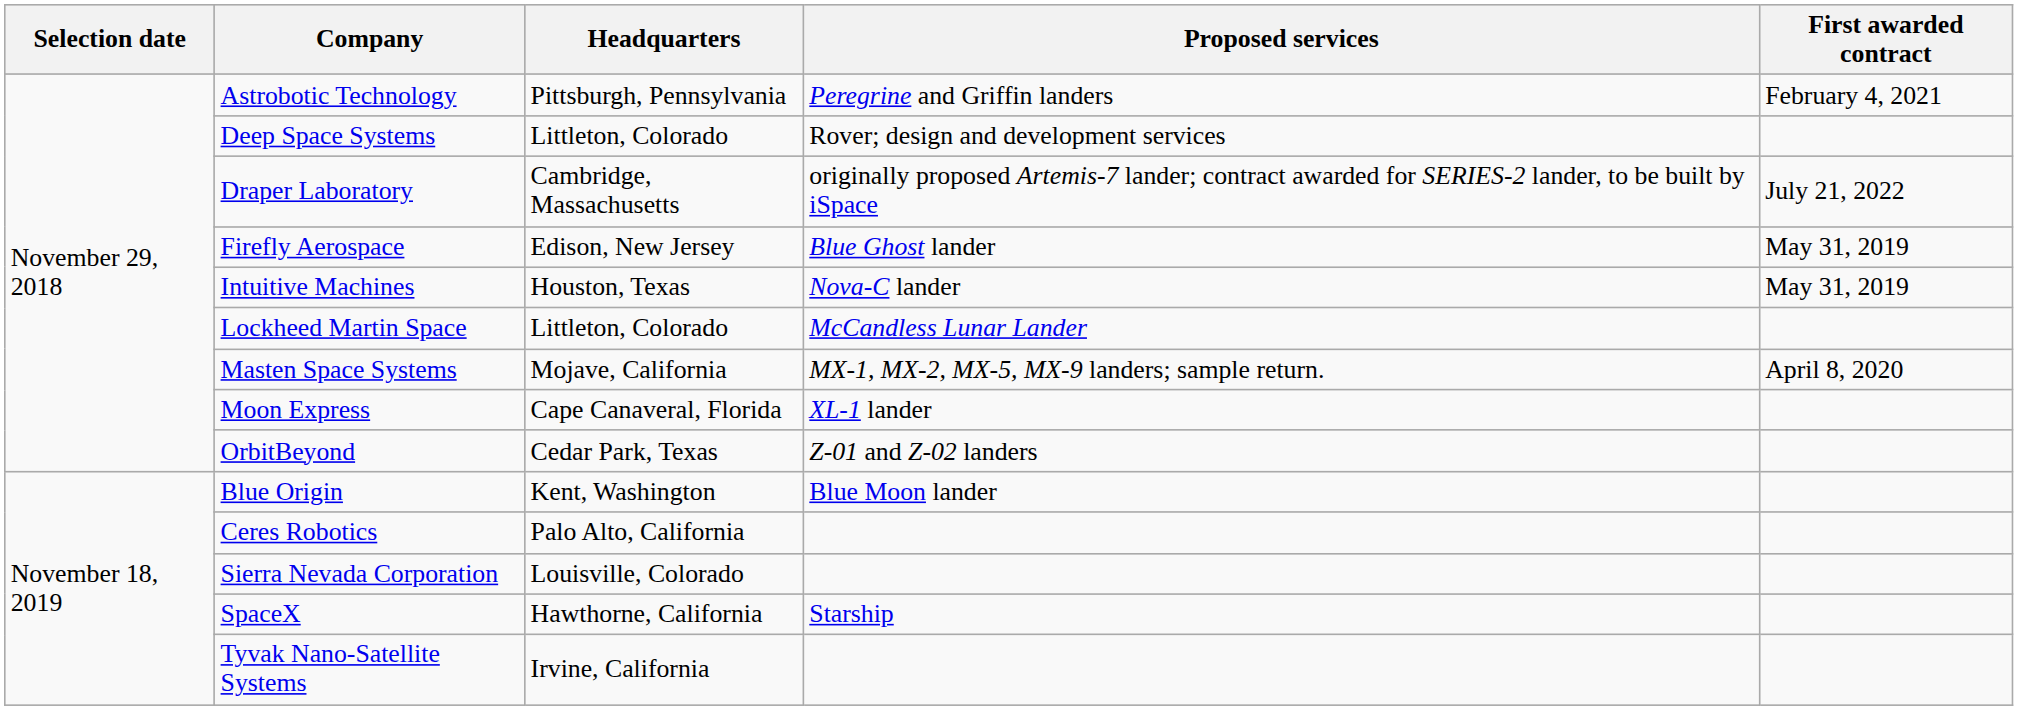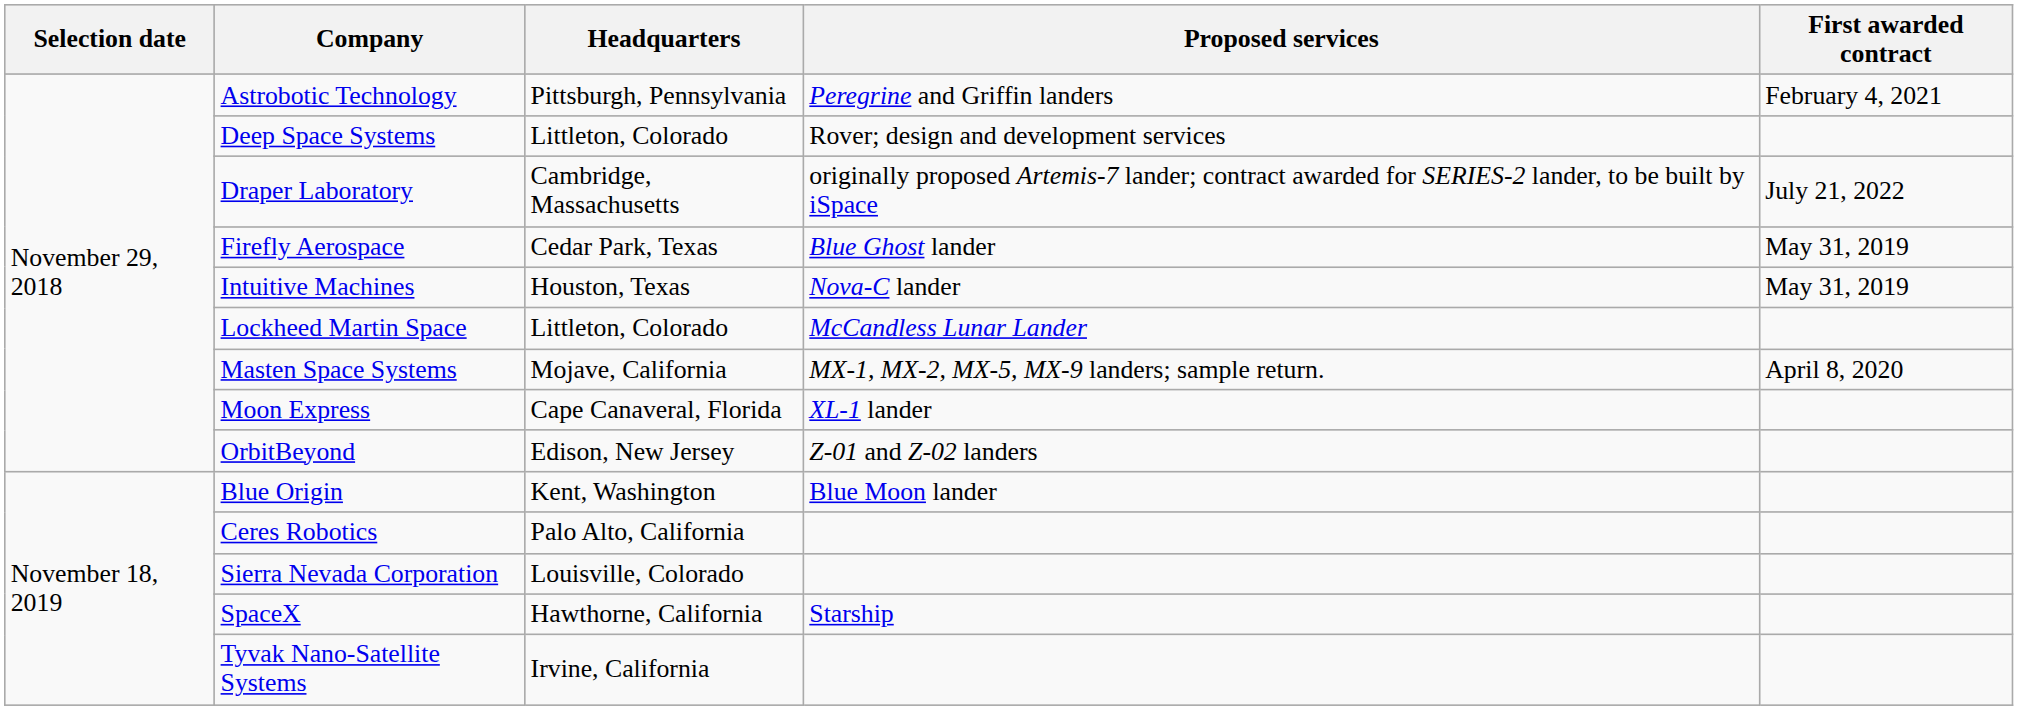(633, 246) Edison, New Jersey -> (624, 246) Cedar Park, Texas
(624, 450) Cedar Park, Texas -> (633, 450) Edison, New Jersey
